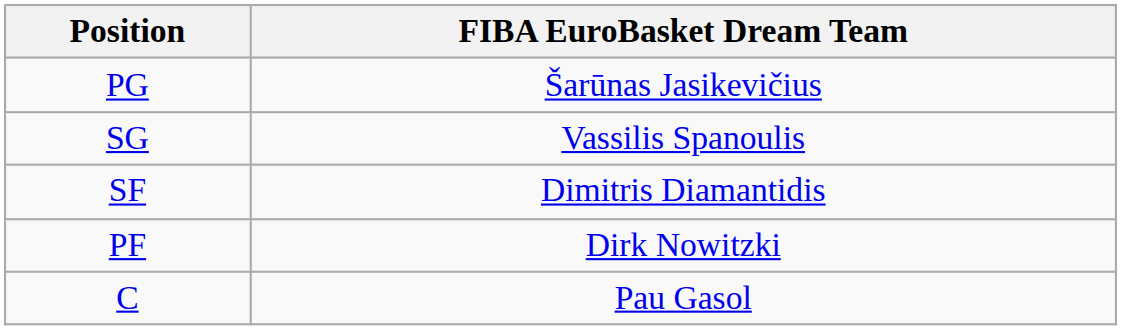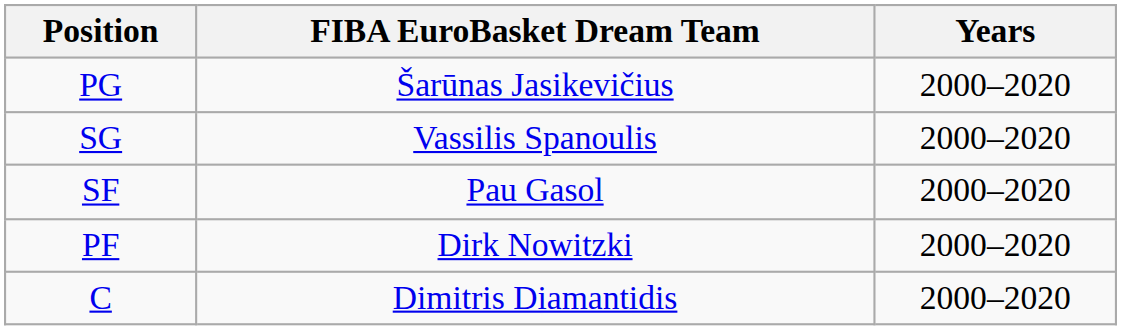+ column: (995, 31)
(683, 191) Dimitris Diamantidis -> (535, 191) Pau Gasol
(683, 297) Pau Gasol -> (535, 297) Dimitris Diamantidis
